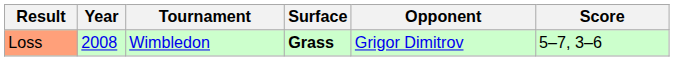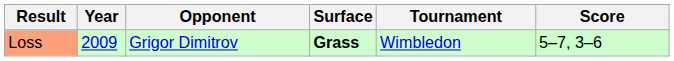columns swapped: (205, 17) <-> (443, 17)
(99, 42) 2008 -> (99, 42) 2009
